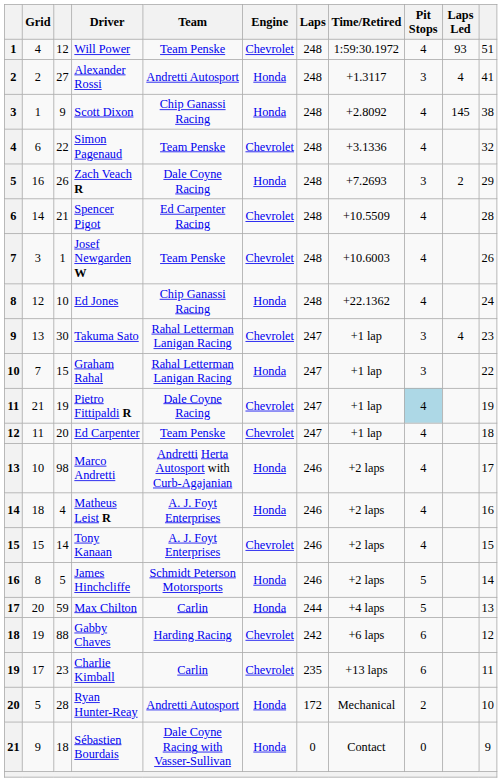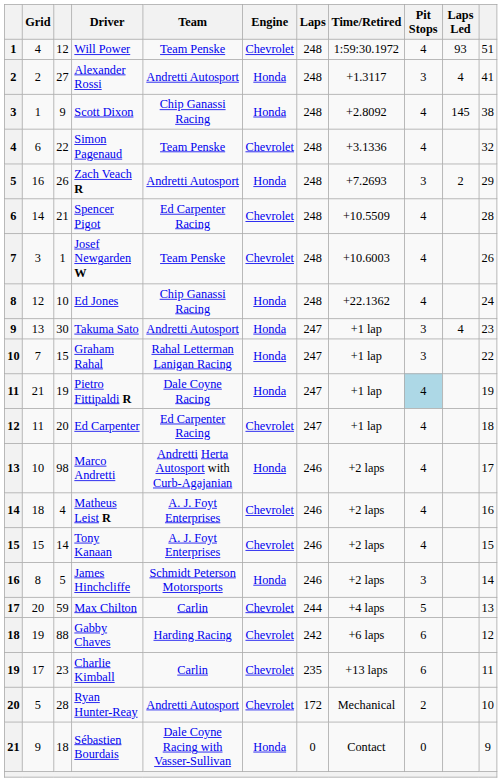(193, 181) Dale Coyne Racing -> (193, 181) Andretti Autosport
(193, 336) Rahal Letterman Lanigan Racing -> (193, 328) Andretti Autosport
(270, 336) Chevrolet -> (270, 328) Honda
(270, 405) Chevrolet -> (270, 391) Honda
(193, 433) Team Penske -> (193, 426) Ed Carpenter Racing
(270, 510) Honda -> (270, 510) Chevrolet
(423, 580) 5 -> (423, 580) 3
(270, 607) Honda -> (270, 607) Chevrolet
(270, 705) Honda -> (270, 705) Chevrolet
